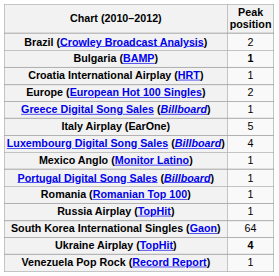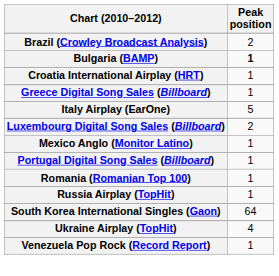- row: (116, 93)
(251, 144) 4 -> (251, 127) 2
(251, 246) bold -> (251, 229) normal
